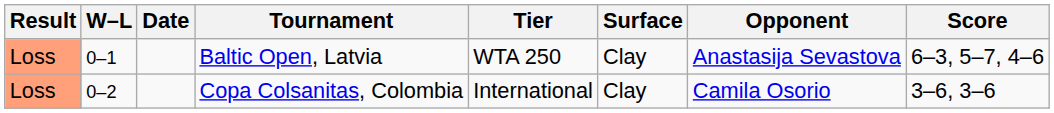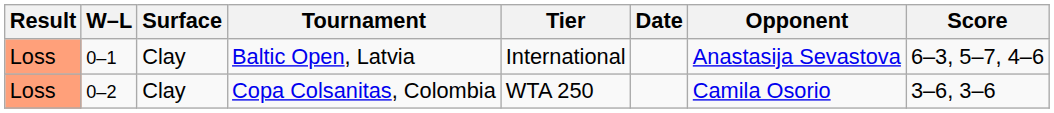columns swapped: (166, 21) <-> (643, 21)
(517, 56) WTA 250 -> (566, 56) International
(533, 90) International -> (550, 90) WTA 250
